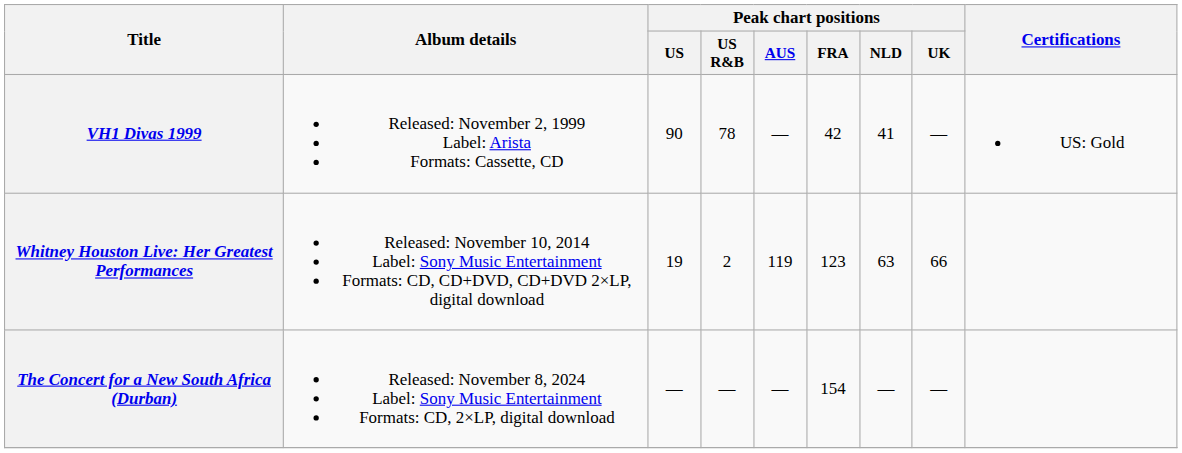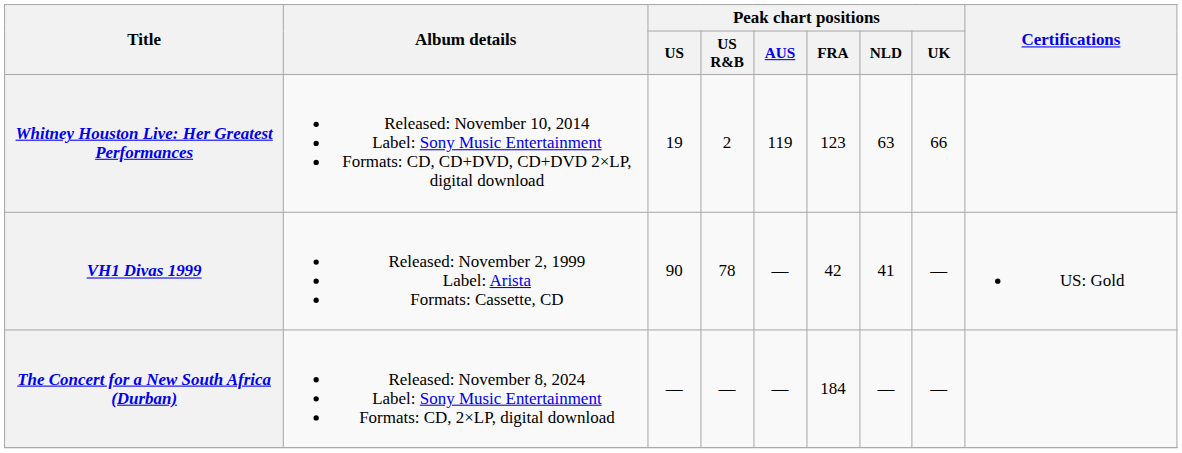rows swapped: (144, 133) <-> (144, 261)
(833, 388) 154 -> (833, 388) 184
